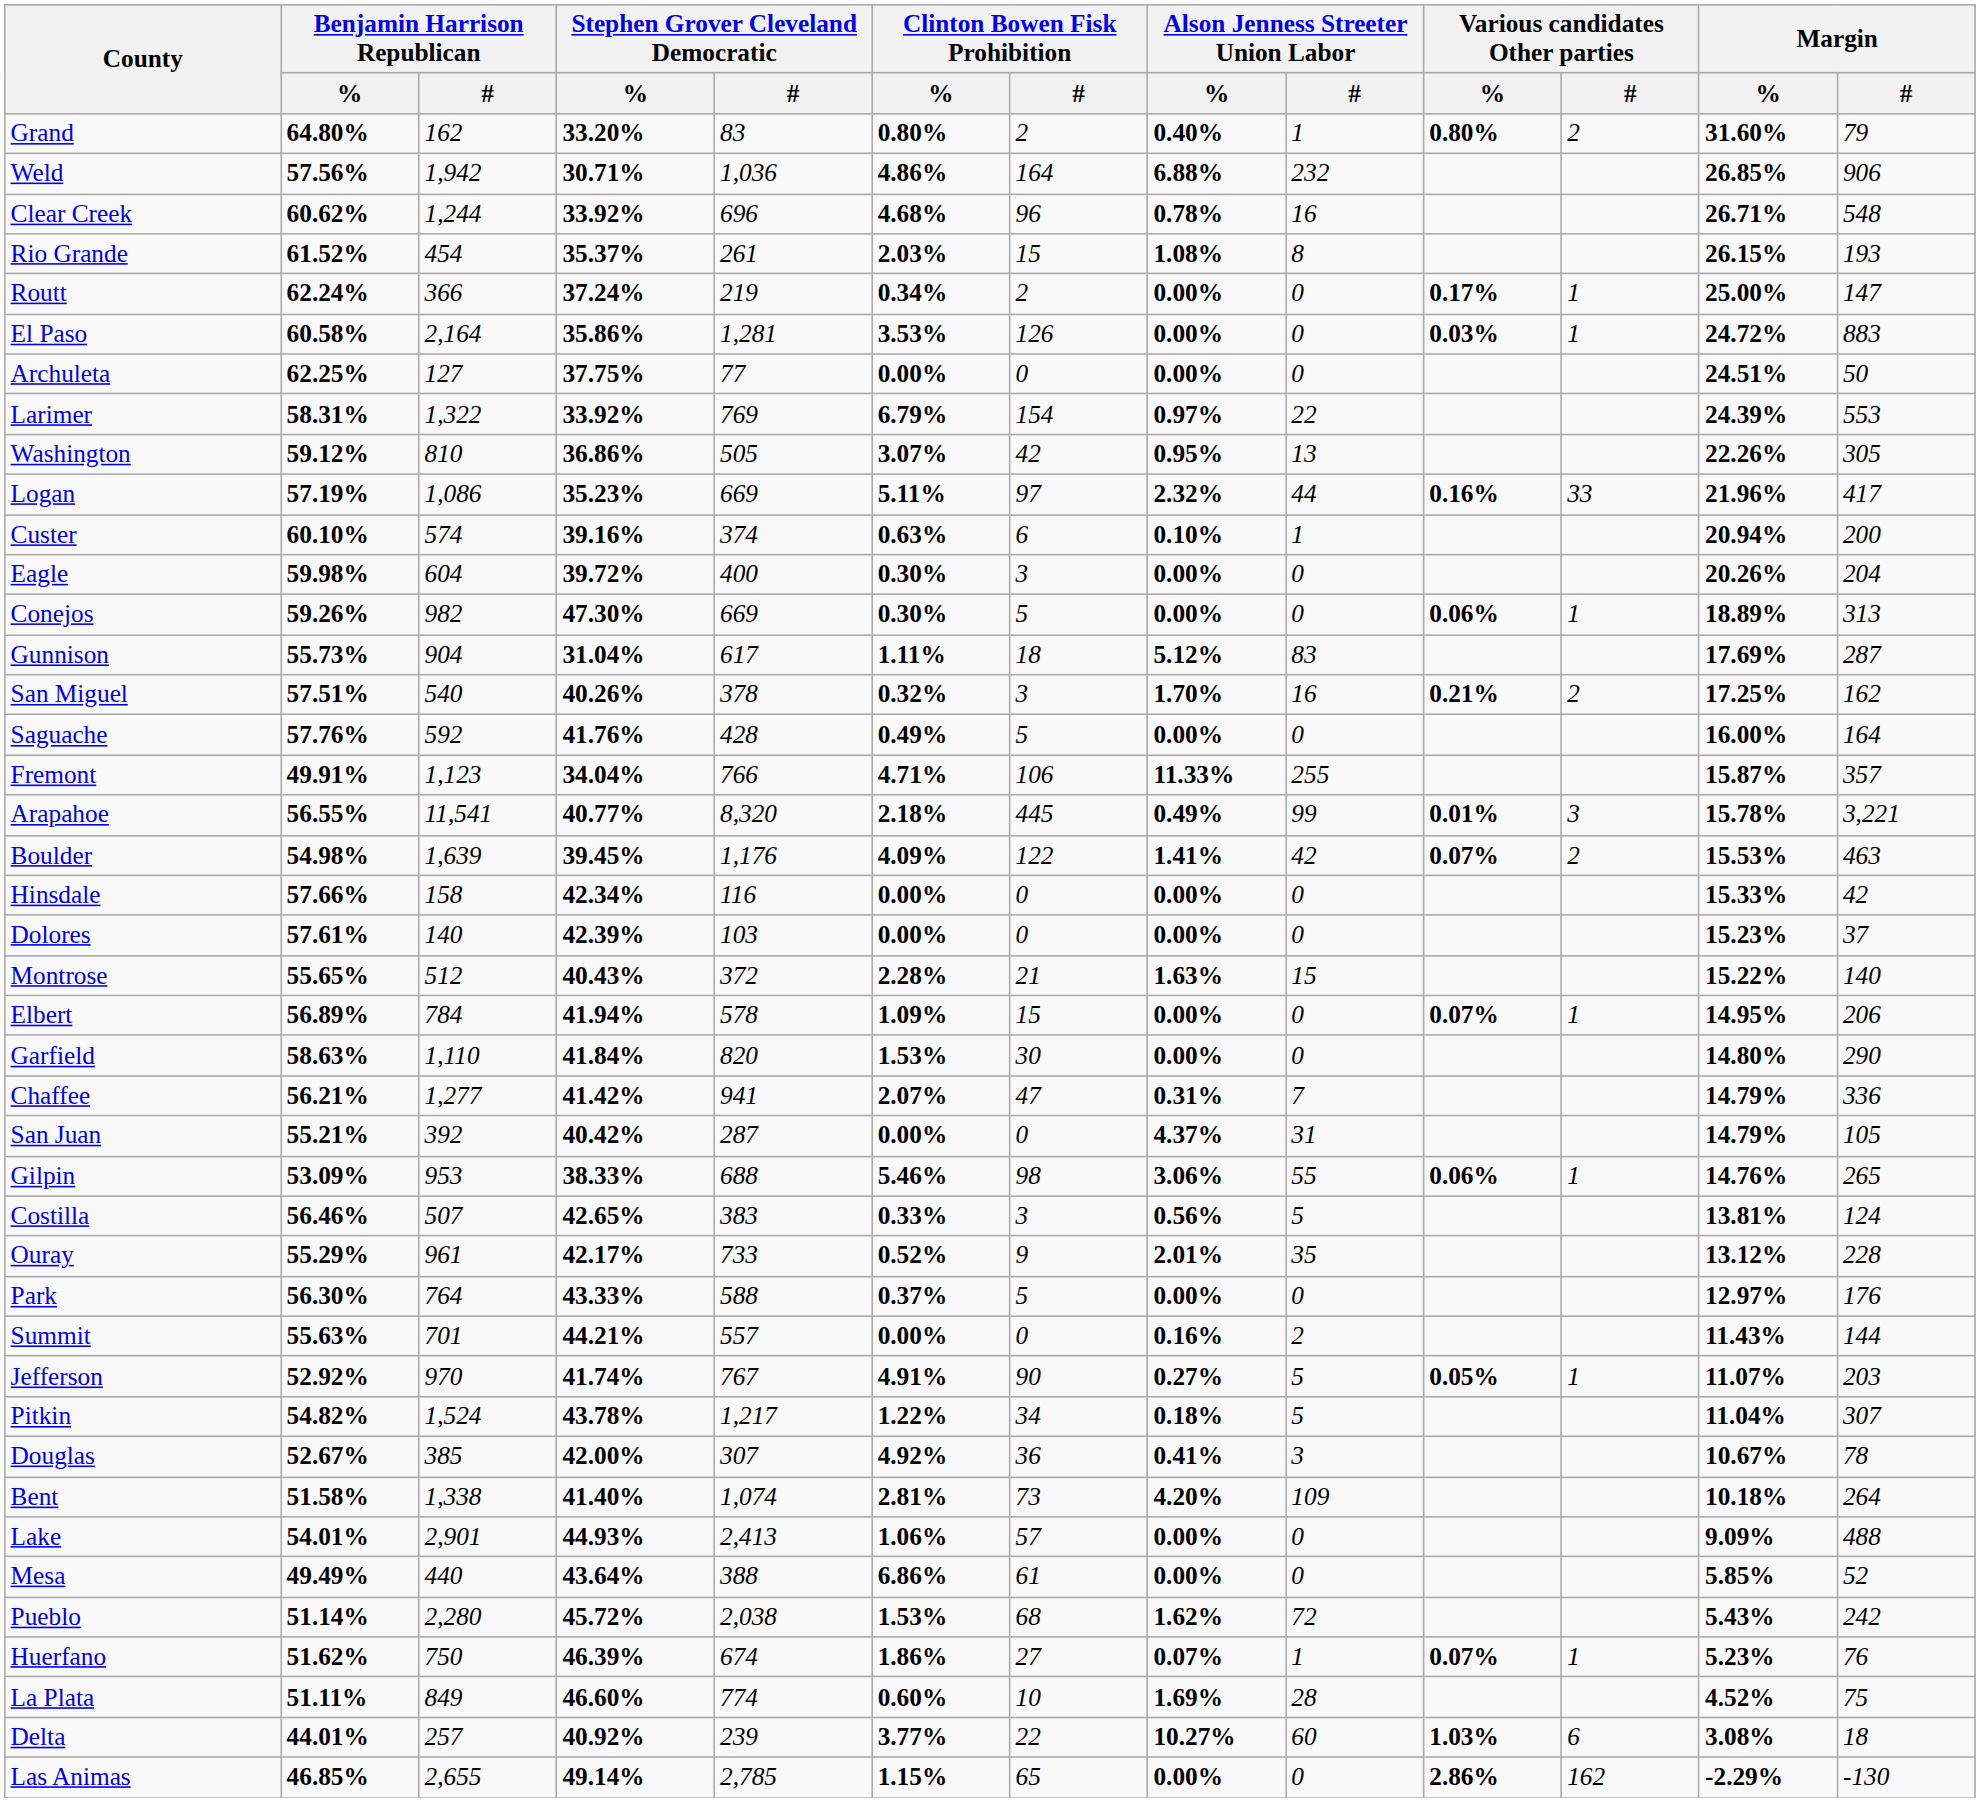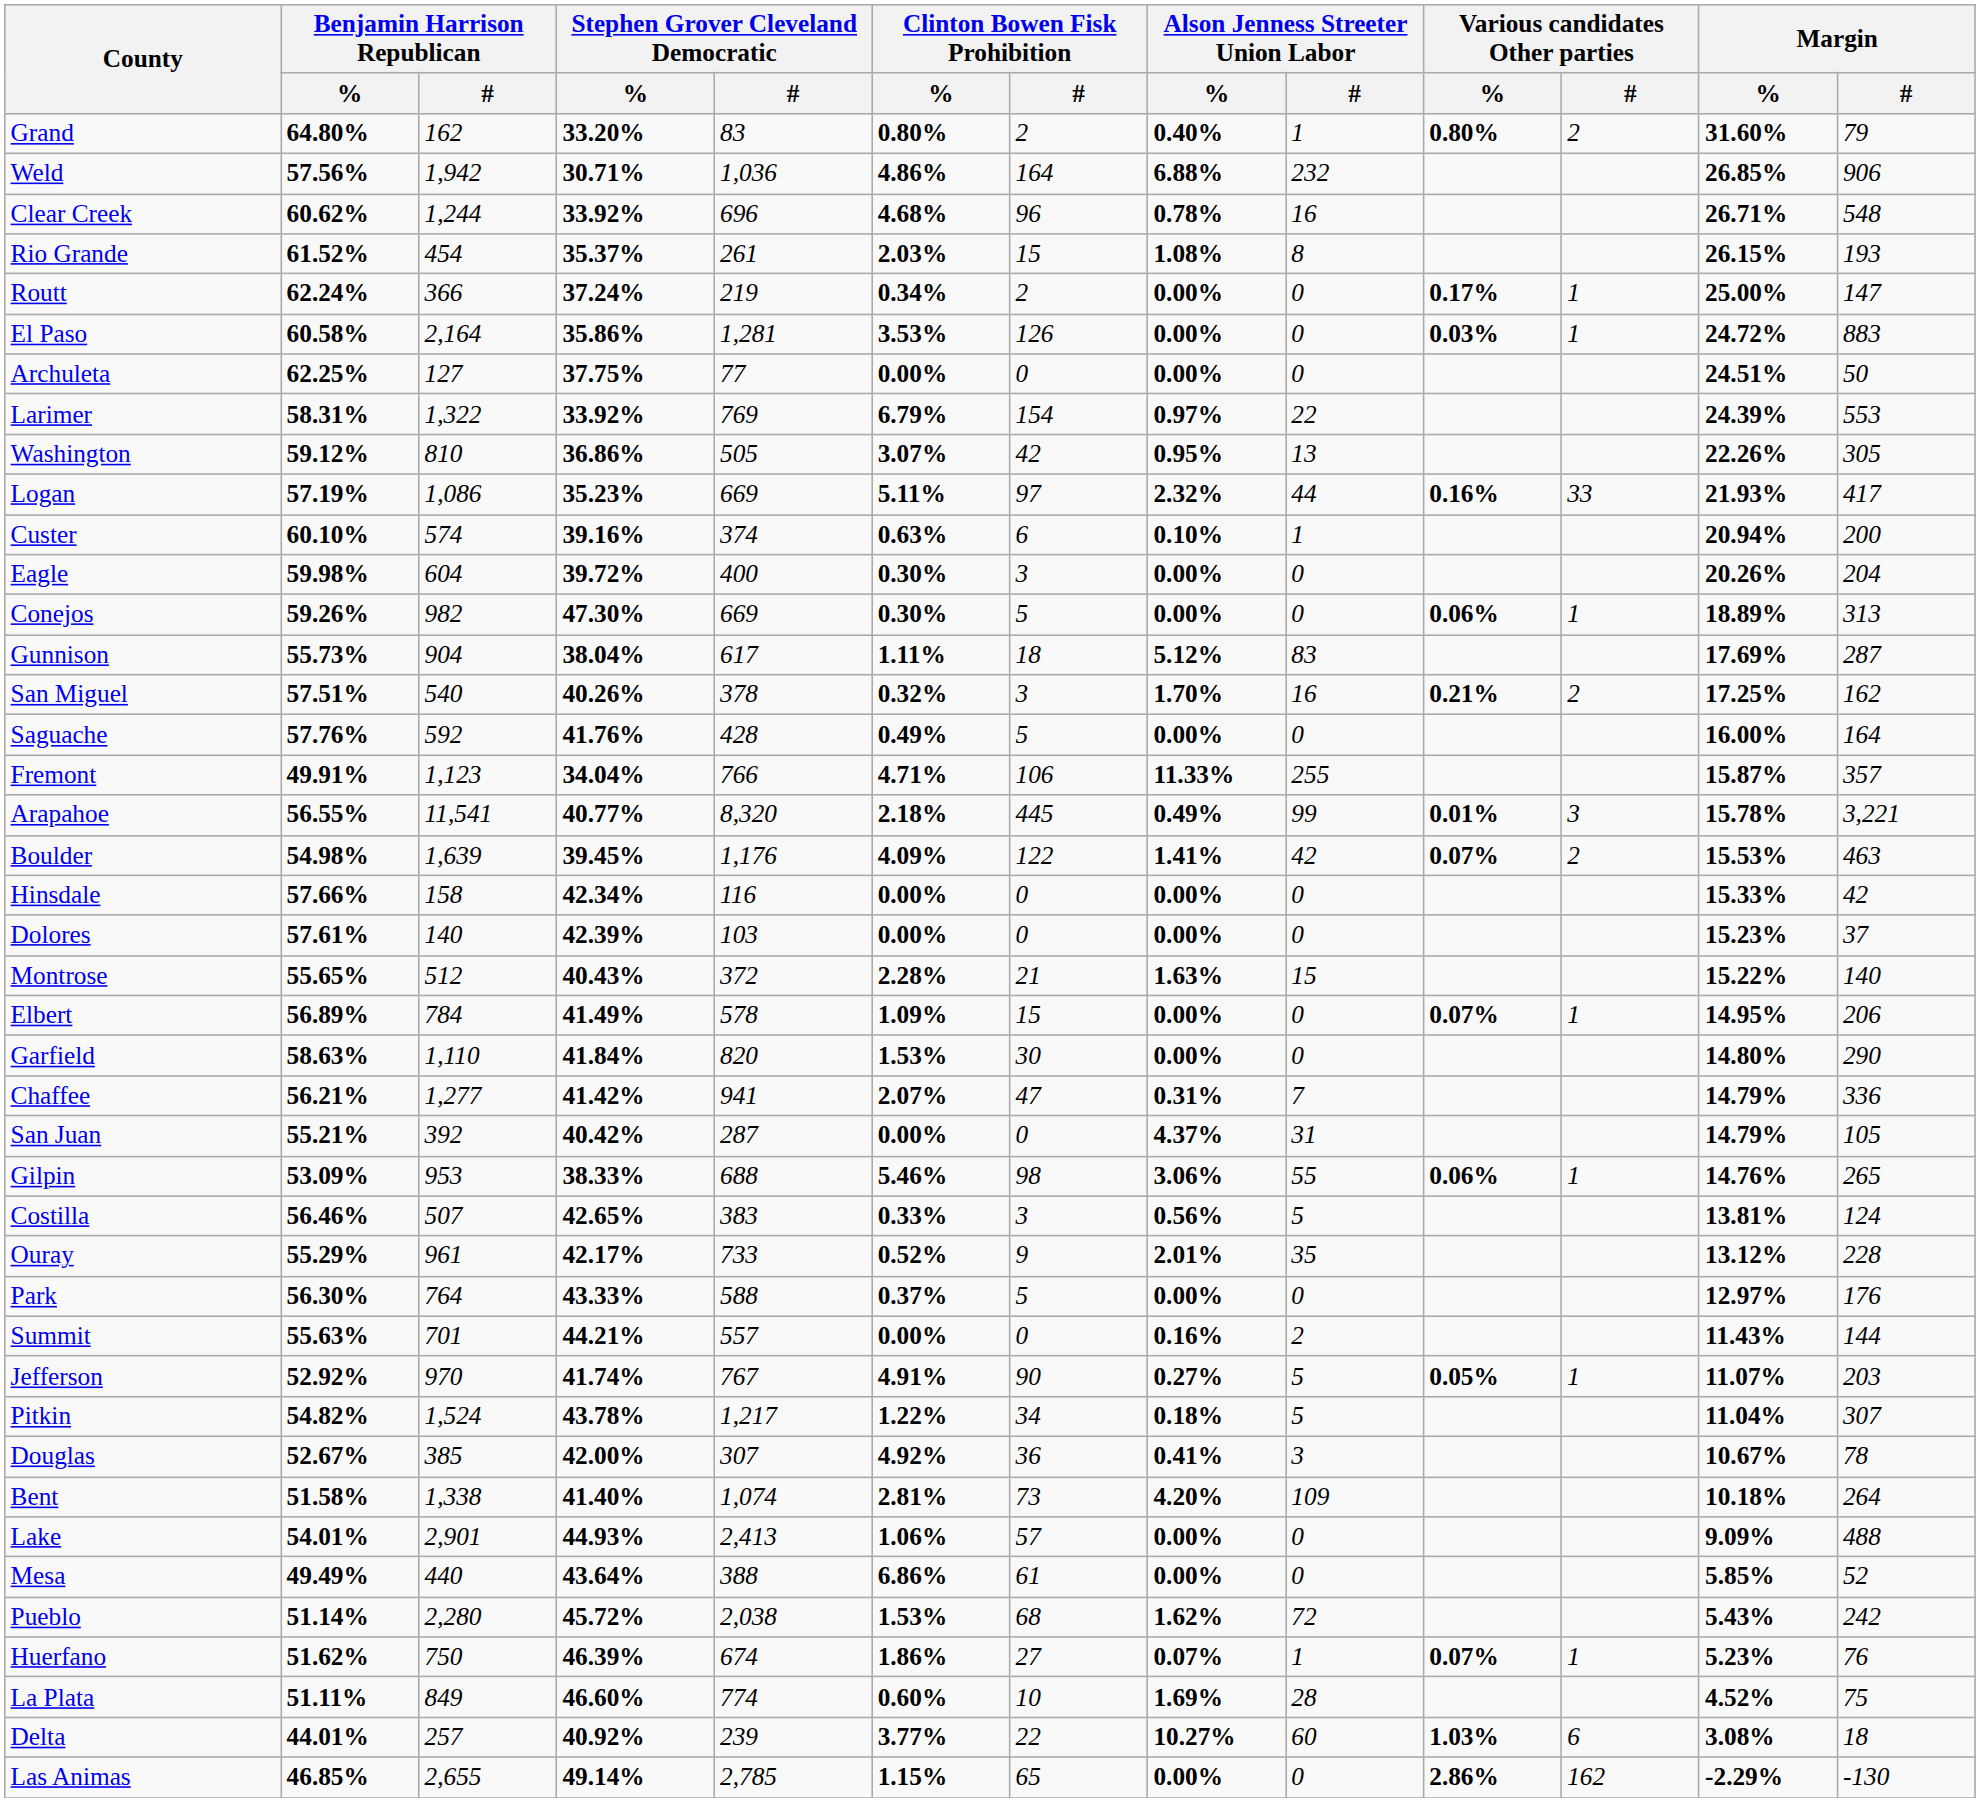(1746, 494) 21.96% -> (1746, 494) 21.93%
(604, 654) 31.04% -> (604, 654) 38.04%
(604, 1015) 41.94% -> (604, 1015) 41.49%
